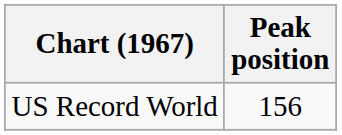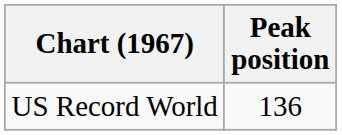(280, 105) 156 -> (280, 105) 136
